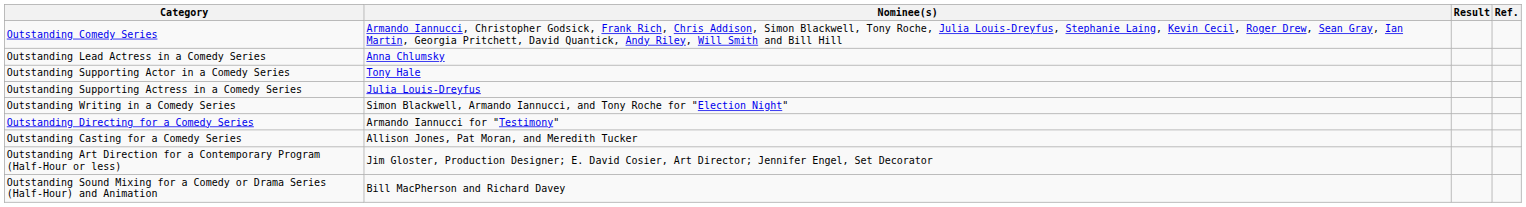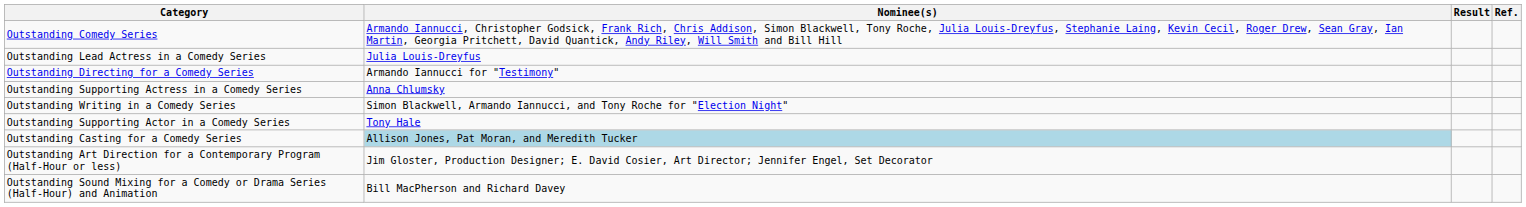(406, 57) Anna Chlumsky -> (424, 57) Julia Louis-Dreyfus
rows swapped: (148, 73) <-> (130, 122)
(424, 89) Julia Louis-Dreyfus -> (406, 89) Anna Chlumsky
(502, 138) no background -> (502, 138) lightblue background
